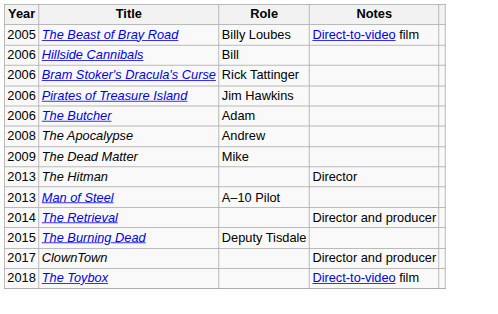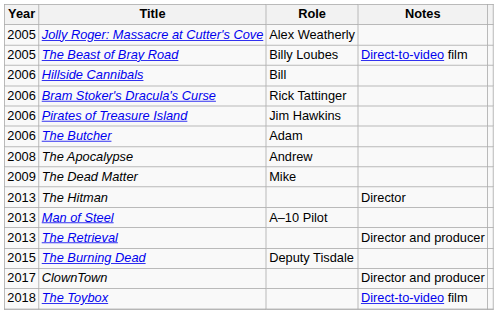+ row: (152, 34)
(22, 217) 2014 -> (22, 237) 2013
